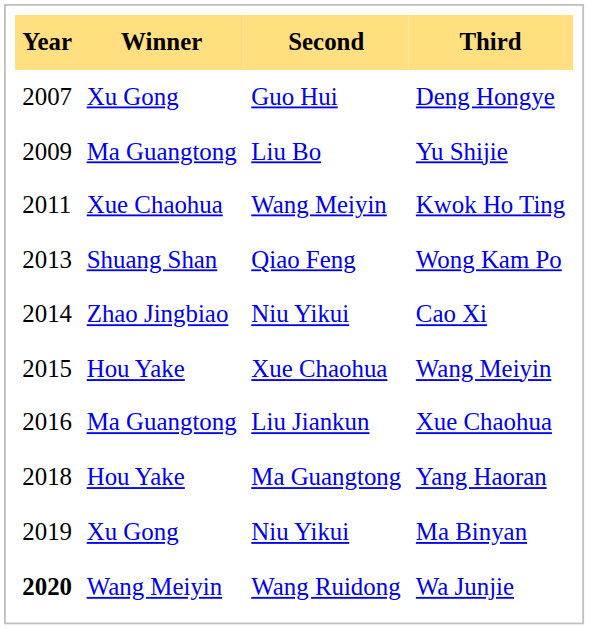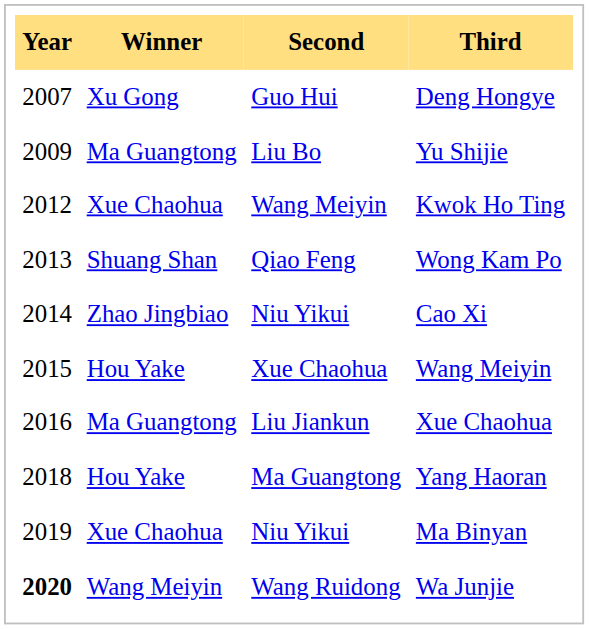(47, 205) 2011 -> (47, 205) 2012
(133, 532) Xu Gong -> (155, 532) Xue Chaohua
